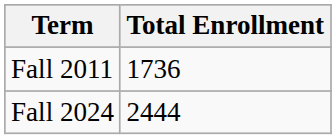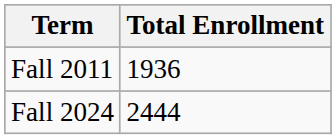(153, 68) 1736 -> (153, 68) 1936
